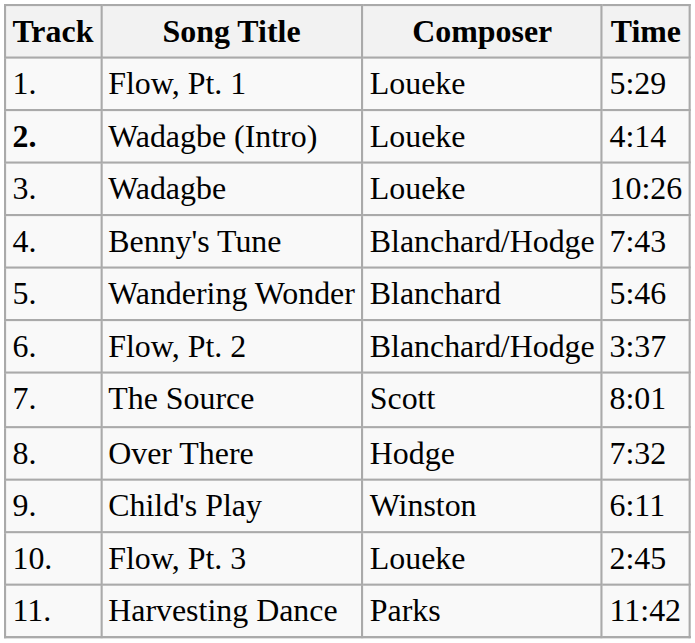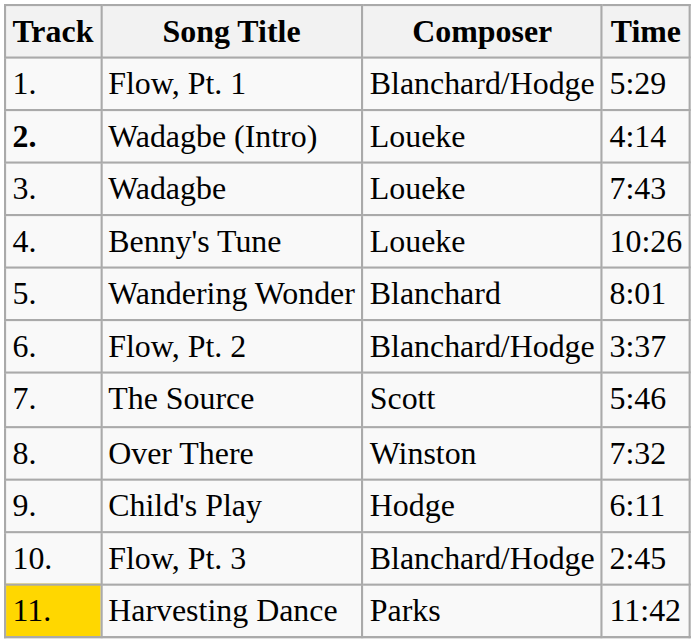(418, 83) Loueke -> (482, 83) Blanchard/Hodge
(646, 188) 10:26 -> (638, 188) 7:43
(482, 241) Blanchard/Hodge -> (418, 241) Loueke
(638, 241) 7:43 -> (646, 241) 10:26
(638, 294) 5:46 -> (638, 294) 8:01
(638, 399) 8:01 -> (638, 399) 5:46
(412, 452) Hodge -> (423, 452) Winston
(423, 504) Winston -> (412, 504) Hodge
(418, 557) Loueke -> (482, 557) Blanchard/Hodge
(32, 609) no background -> (32, 609) gold background
